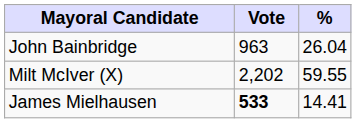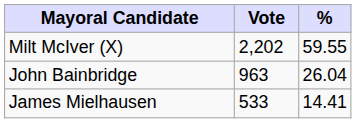rows swapped: (66, 74) <-> (73, 46)
(254, 103) bold -> (254, 103) normal
